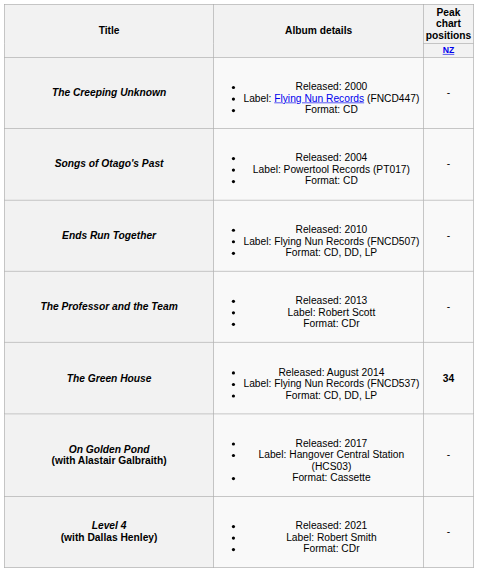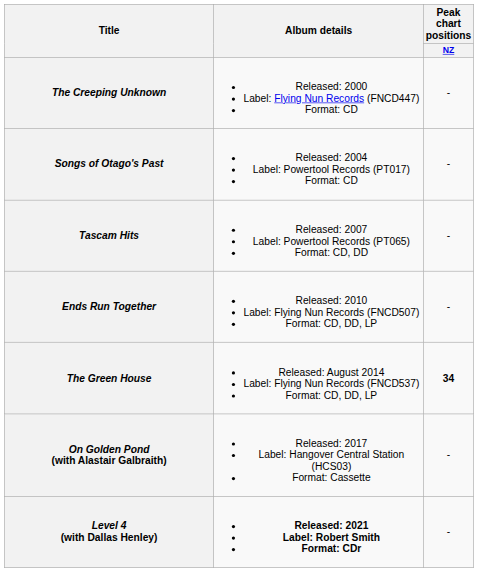+ row: (109, 235)
- row: (109, 306)
(319, 538) normal -> (319, 538) bold
